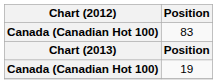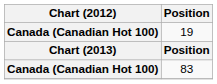rows swapped: (187, 69) <-> (187, 32)
